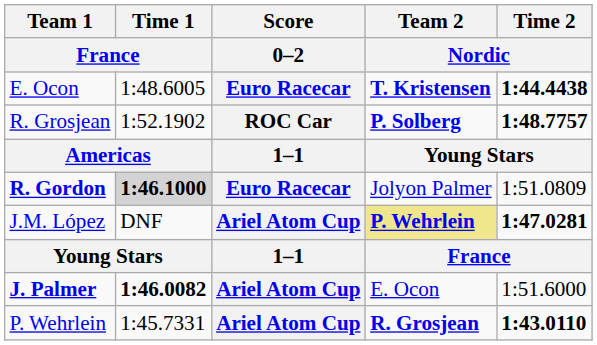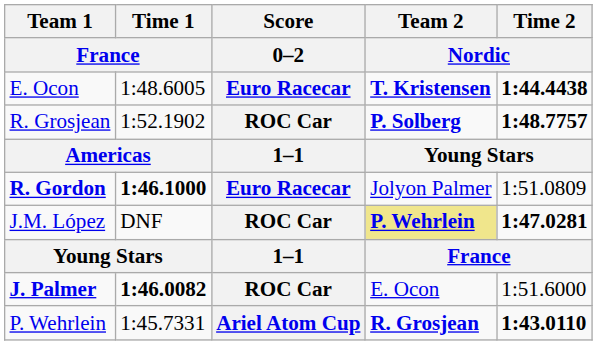(163, 188) lightgrey background -> (163, 188) no background
(288, 222) Ariel Atom Cup -> (288, 222) ROC Car
(288, 289) Ariel Atom Cup -> (288, 289) ROC Car
